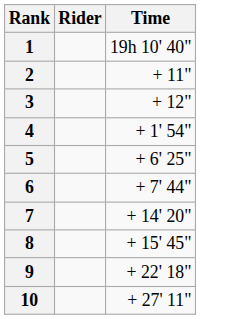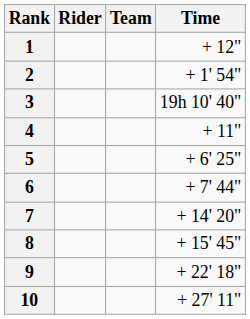+ column: (131, 18)
(151, 46) 19h 10' 40" -> (222, 46) + 12"
(172, 74) + 11" -> (213, 74) + 1' 54"
(172, 103) + 12" -> (201, 103) 19h 10' 40"
(163, 131) + 1' 54" -> (222, 131) + 11"
